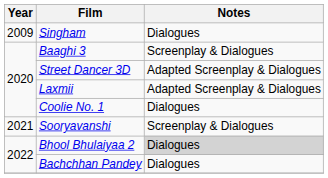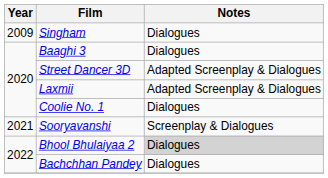(210, 51) Screenplay & Dialogues -> (173, 51) Dialogues
